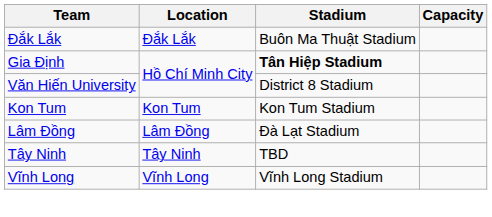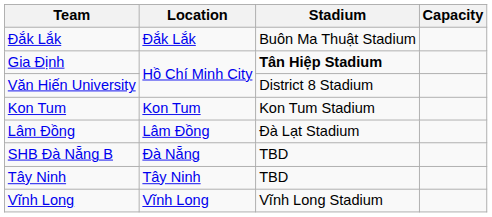+ row: (60, 154)
